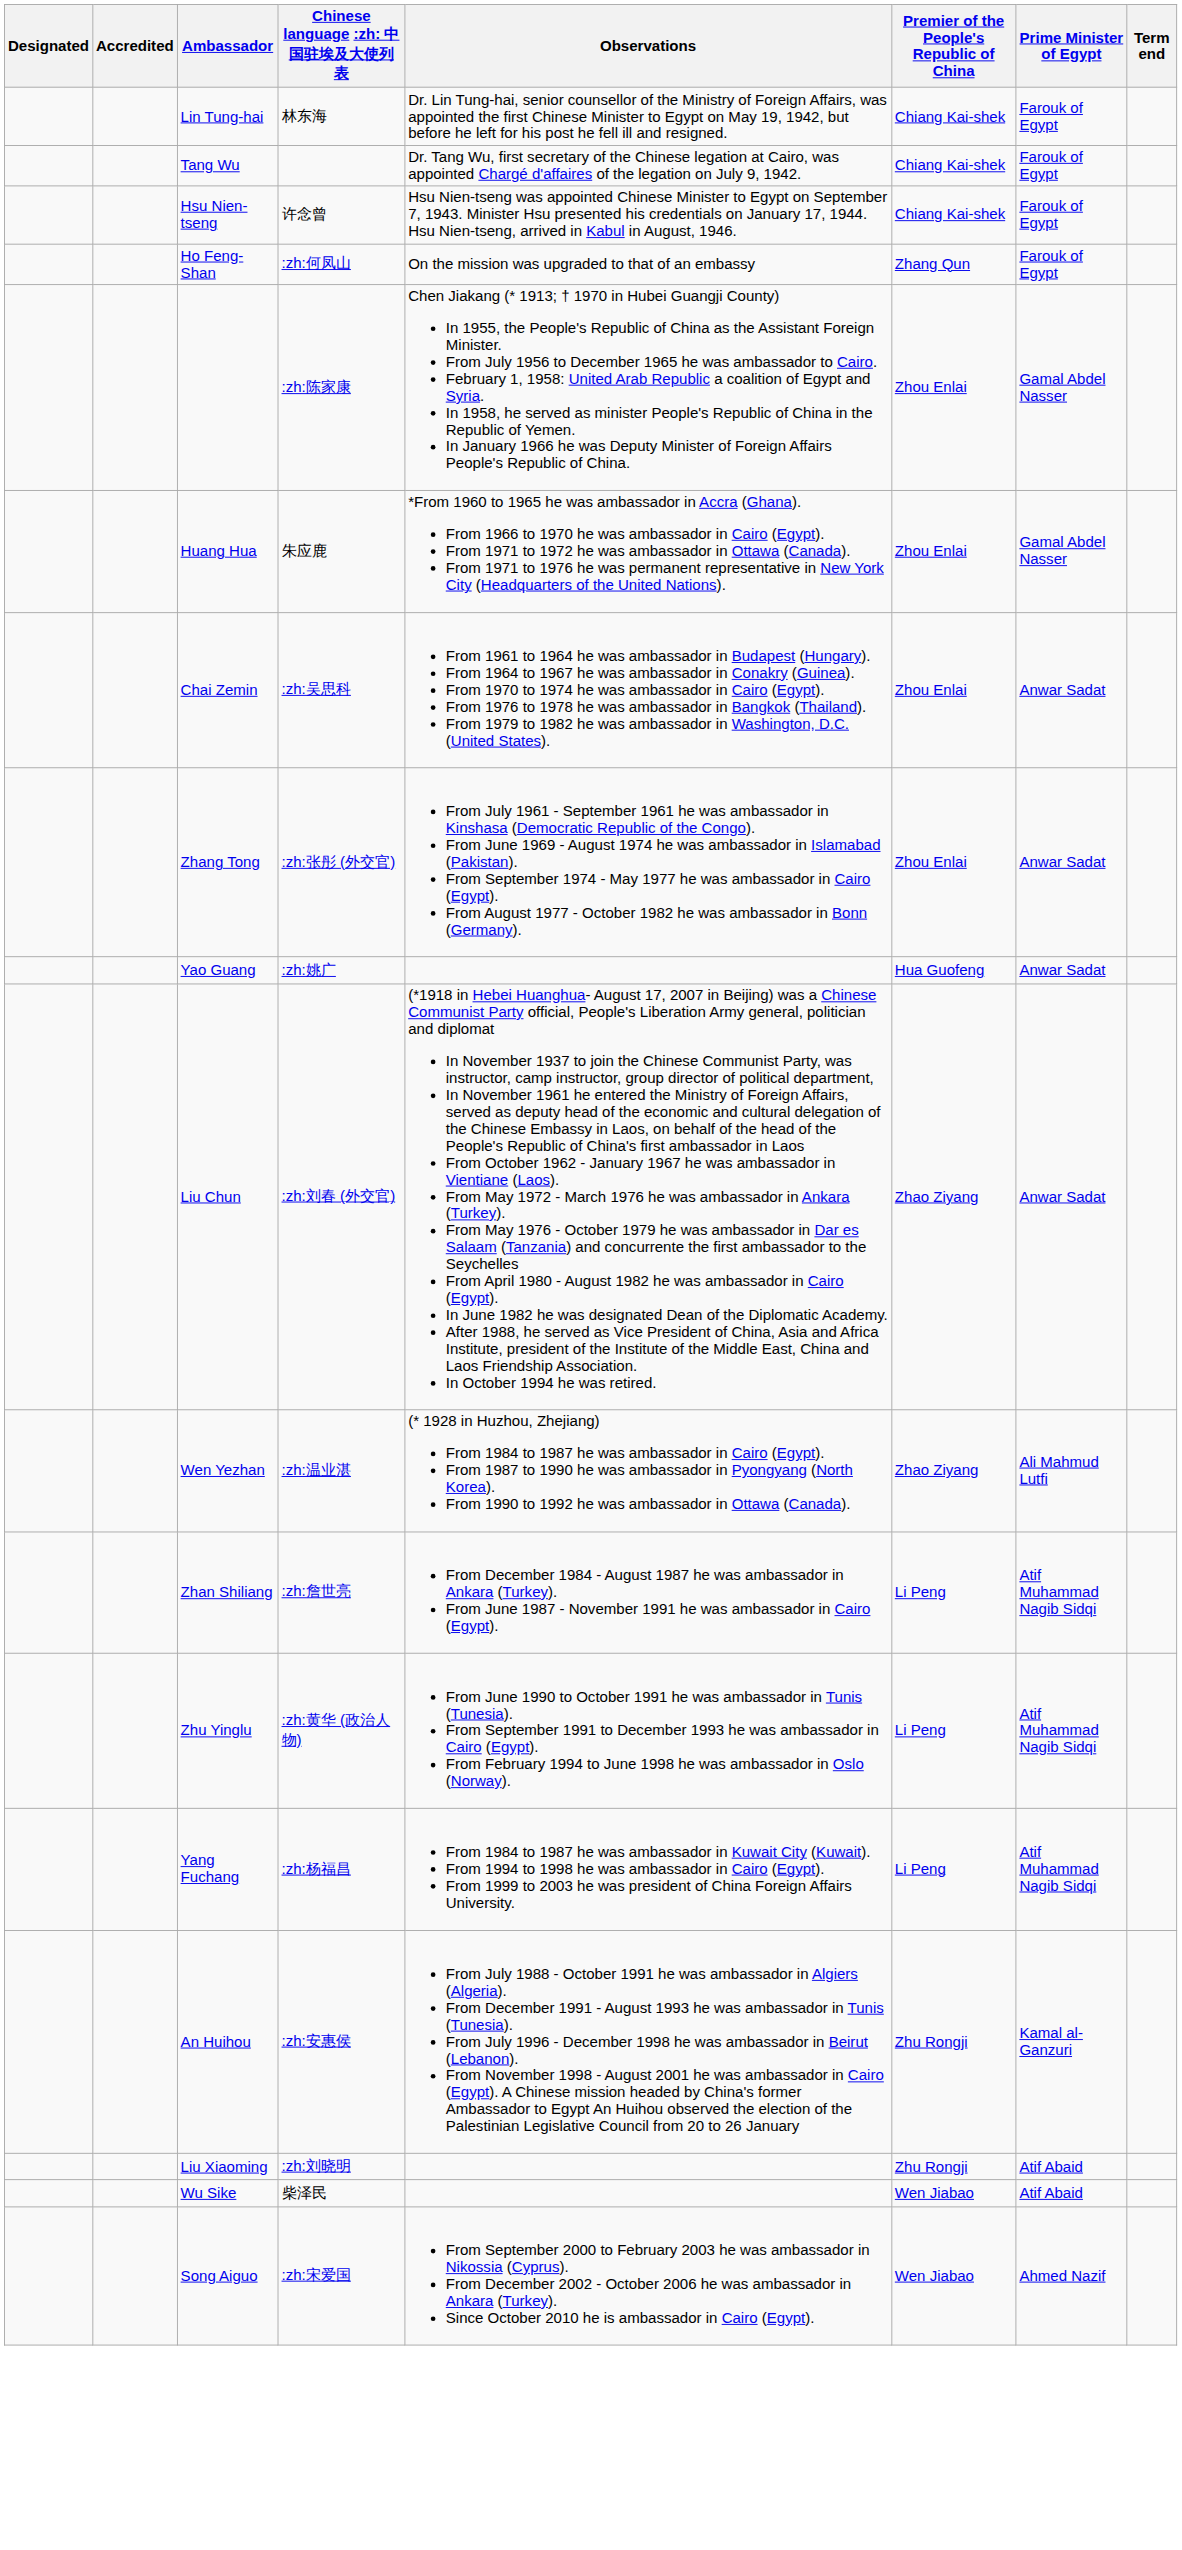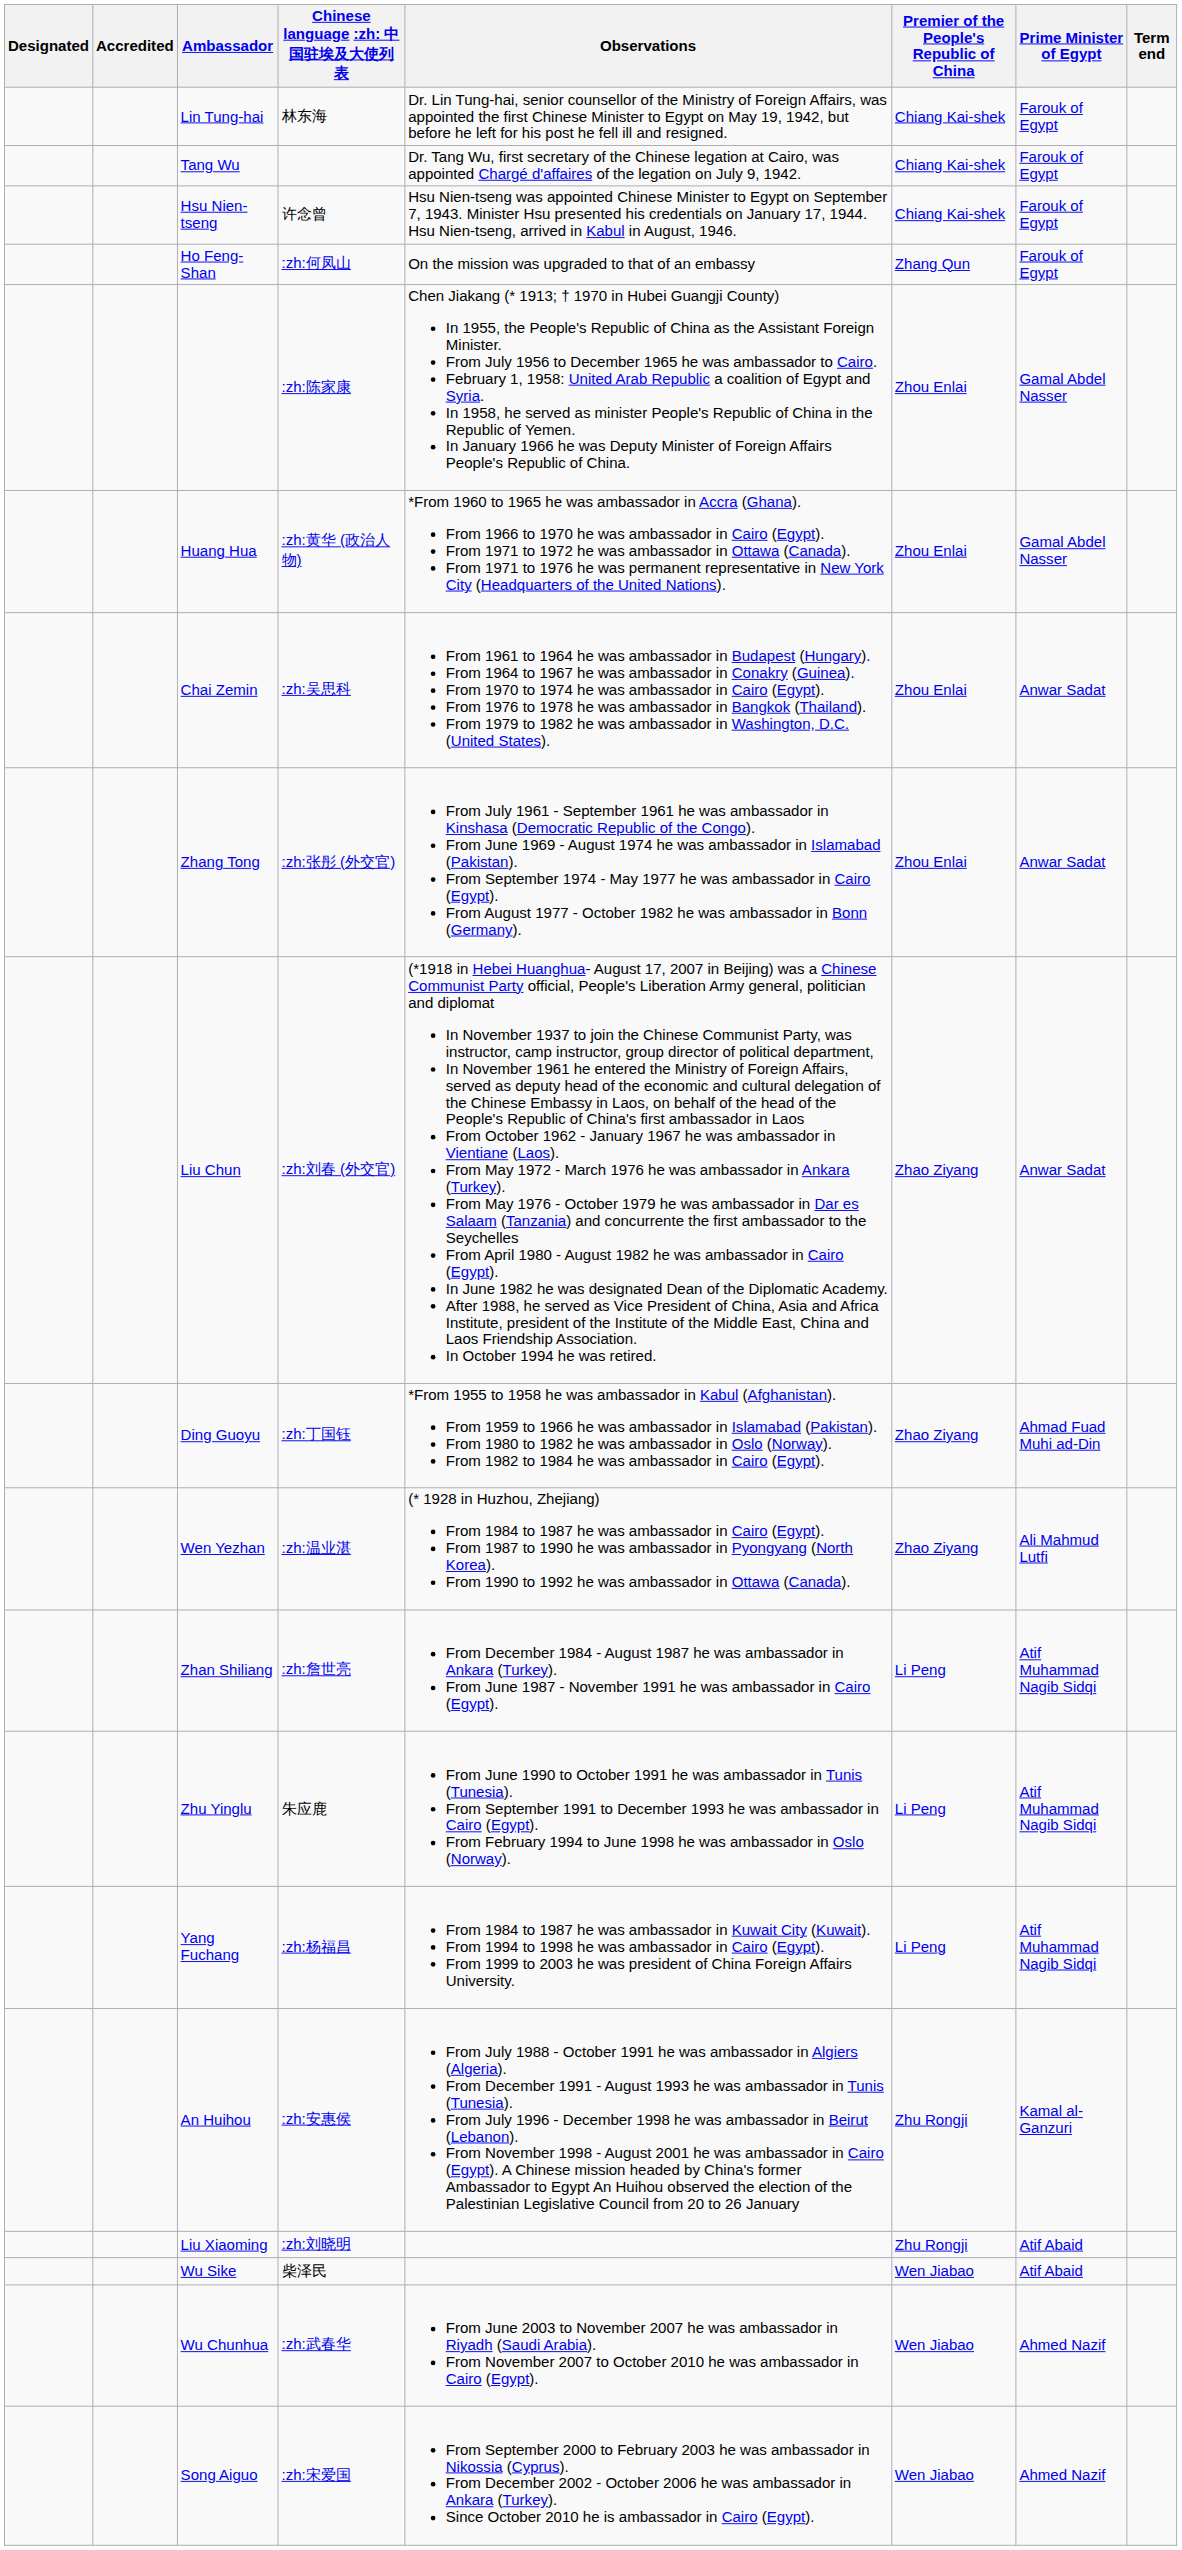(304, 551) 朱应鹿 -> (336, 551) :zh:黄华 (政治人物)
- row: (218, 970)
+ row: (220, 1435)
(336, 1730) :zh:黄华 (政治人物) -> (304, 1808) 朱应鹿
+ row: (224, 2345)
